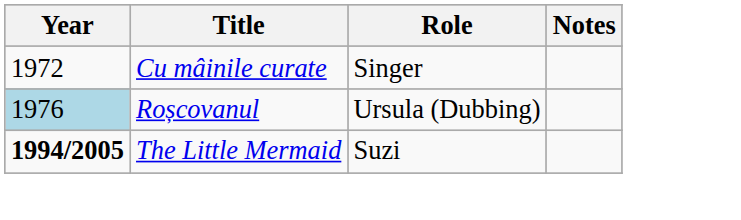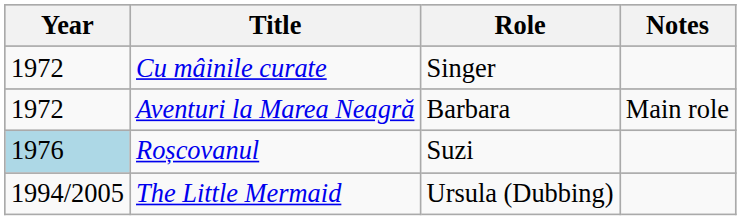+ row: (275, 109)
(447, 109) Ursula (Dubbing) -> (450, 151) Suzi
(67, 151) bold -> (67, 192) normal
(377, 151) Suzi -> (520, 192) Ursula (Dubbing)
